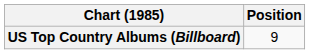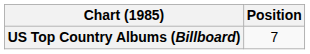(274, 37) 9 -> (274, 37) 7
